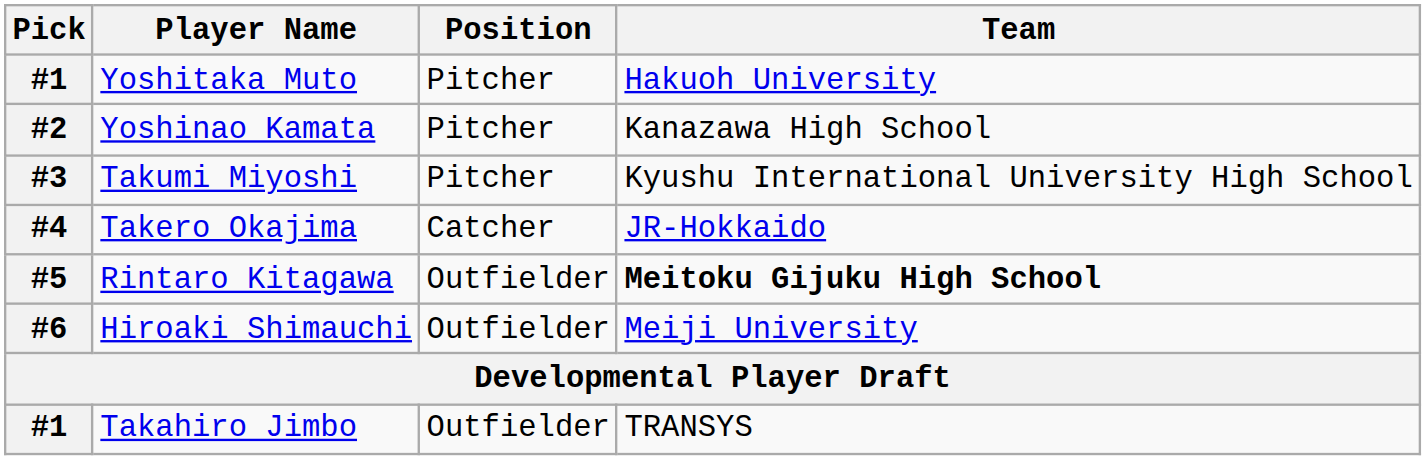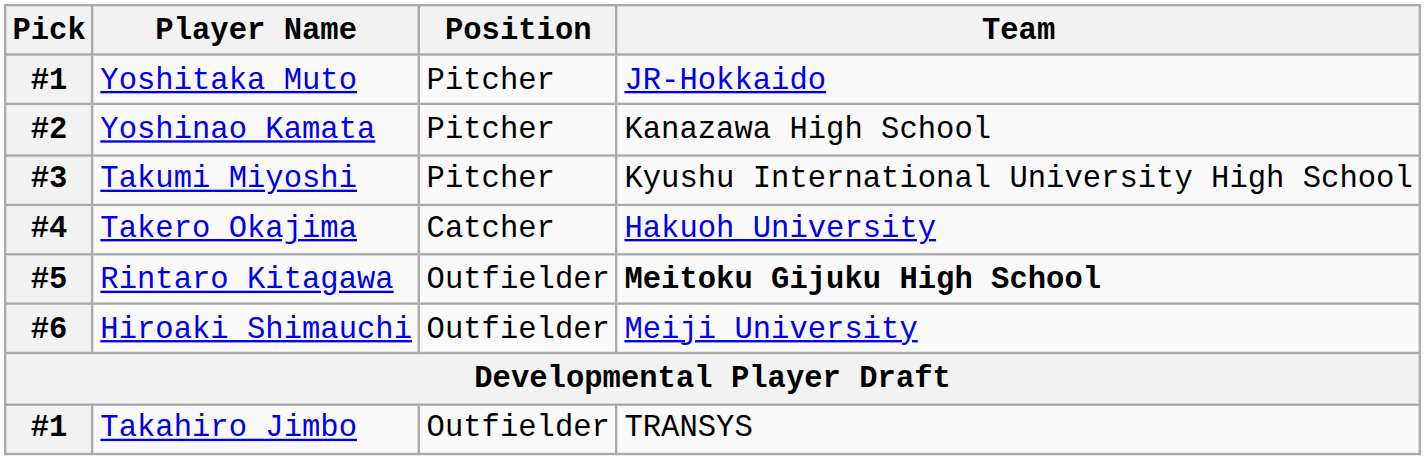(780, 80) Hakuoh University -> (725, 80) JR-Hokkaido
(725, 229) JR-Hokkaido -> (780, 229) Hakuoh University
